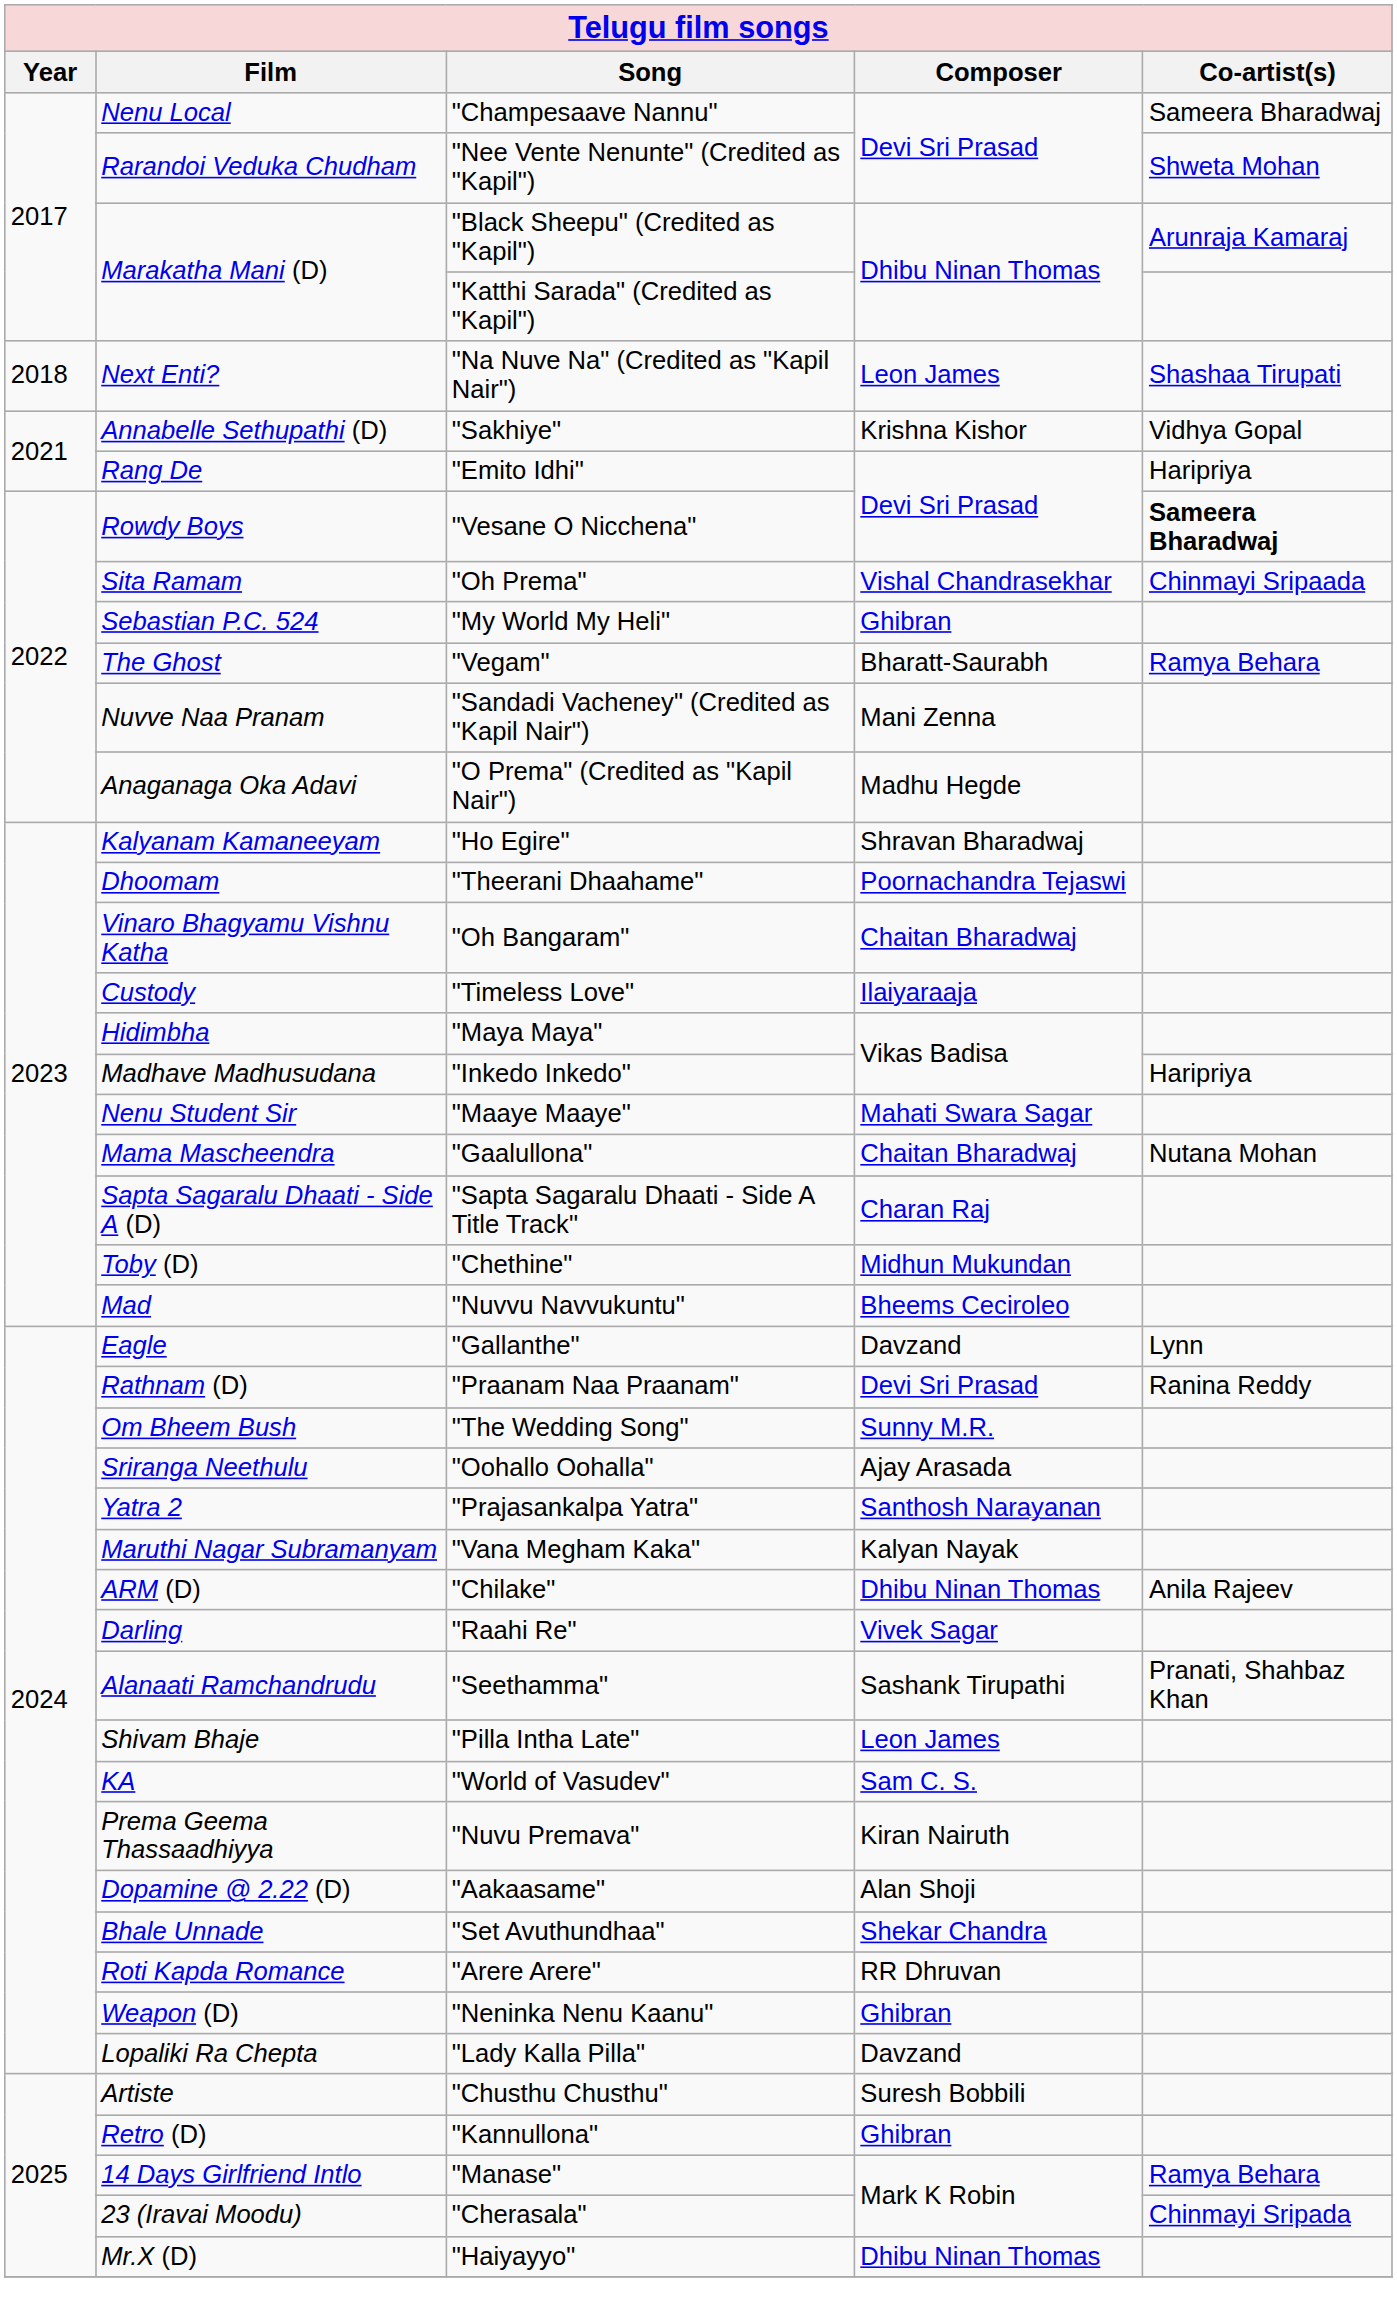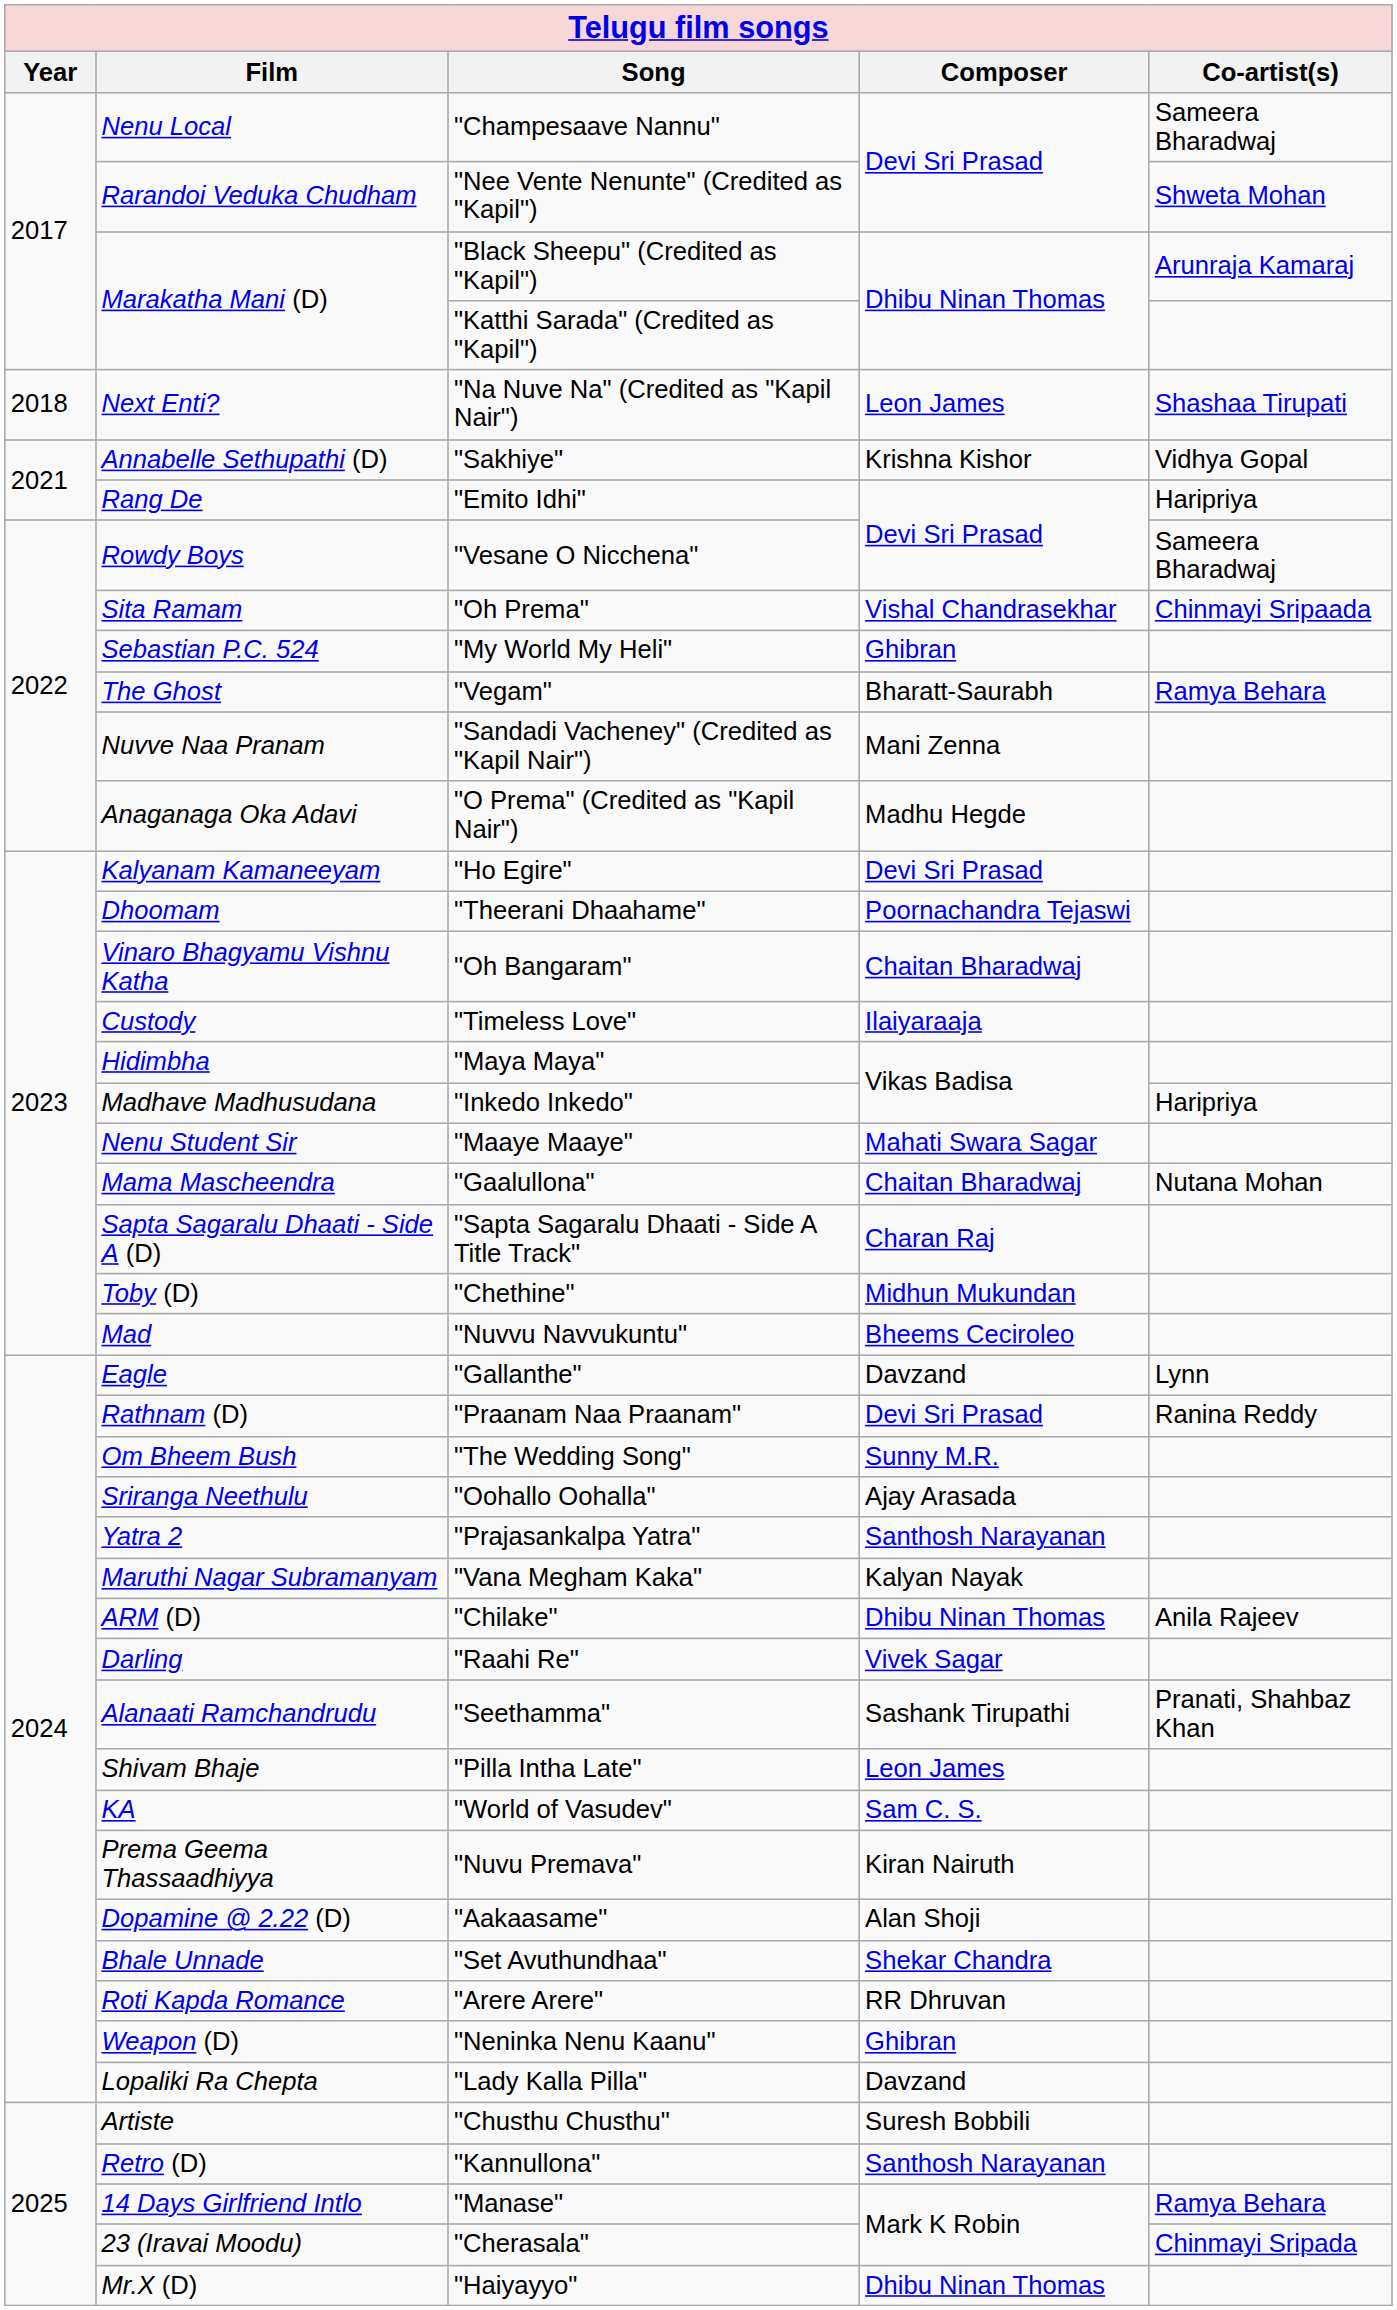(1214, 526) bold -> (1215, 554) normal
(972, 841) Shravan Bharadwaj -> (954, 870) Devi Sri Prasad
(906, 2134) Ghibran -> (985, 2163) Santhosh Narayanan
